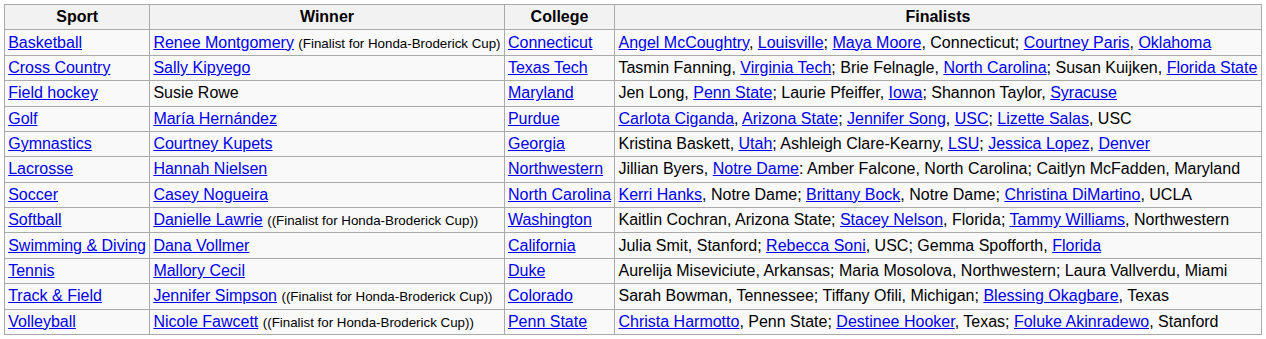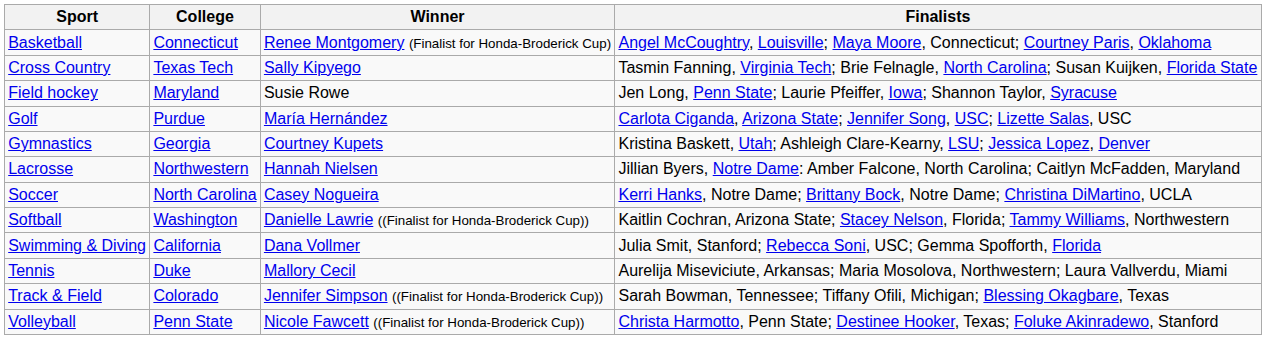columns swapped: (327, 17) <-> (560, 17)
